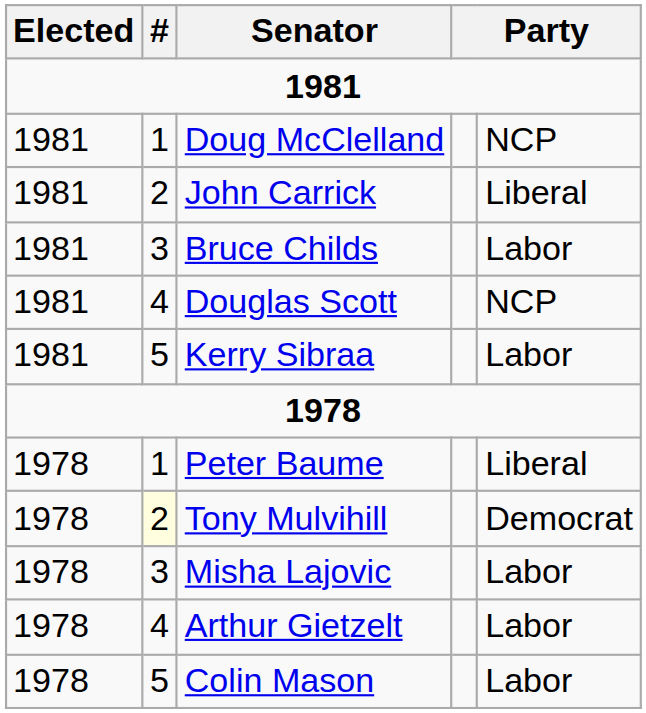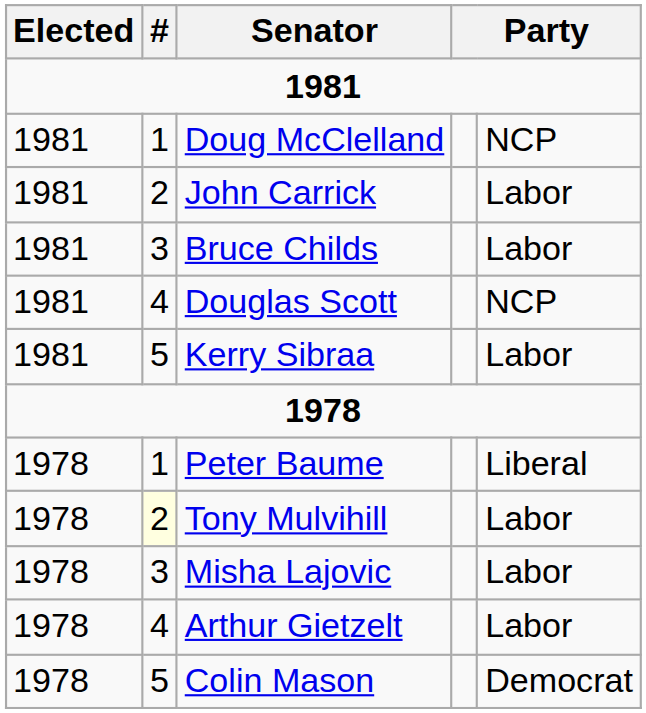(536, 193) Liberal -> (529, 193) Labor
(559, 518) Democrat -> (529, 518) Labor
(529, 680) Labor -> (559, 680) Democrat
